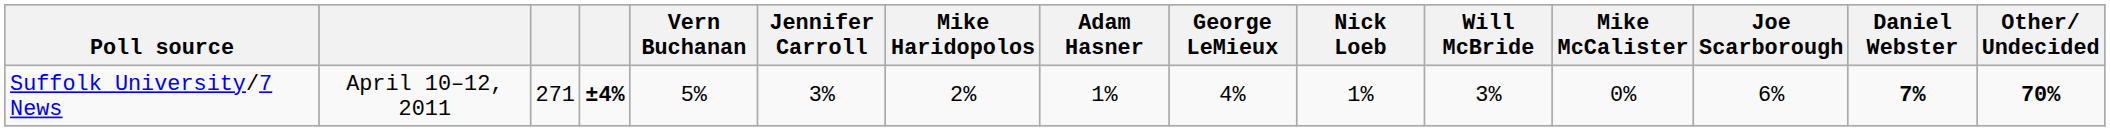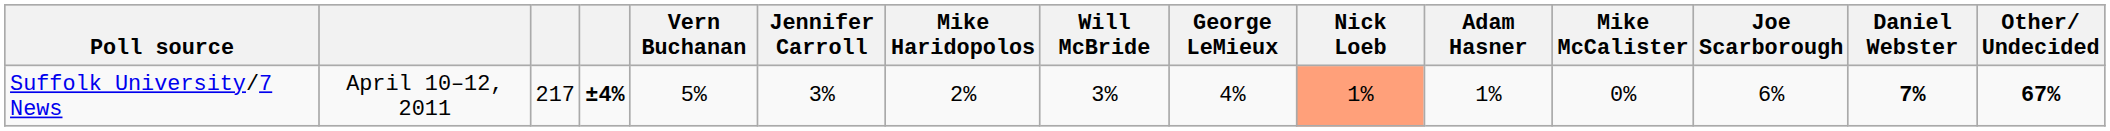columns swapped: (1104, 35) <-> (1488, 35)
(555, 96) 271 -> (555, 96) 217
(1360, 96) no background -> (1360, 96) lightsalmon background
(2041, 96) 70% -> (2041, 96) 67%
